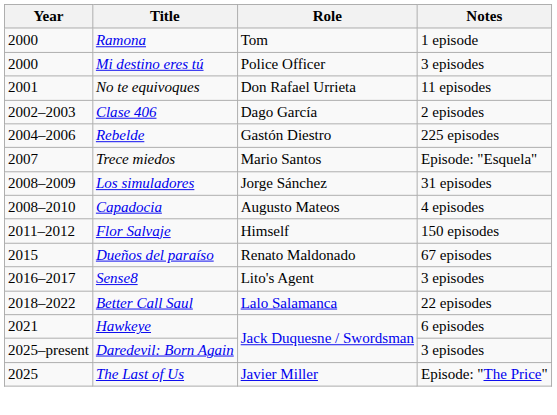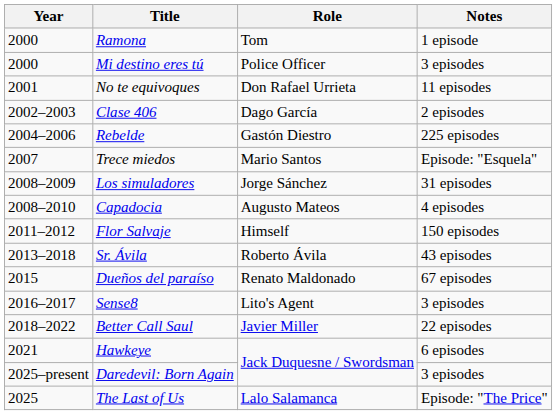+ row: (121, 254)
(289, 302) Lalo Salamanca -> (279, 326) Javier Miller
(279, 374) Javier Miller -> (289, 398) Lalo Salamanca
